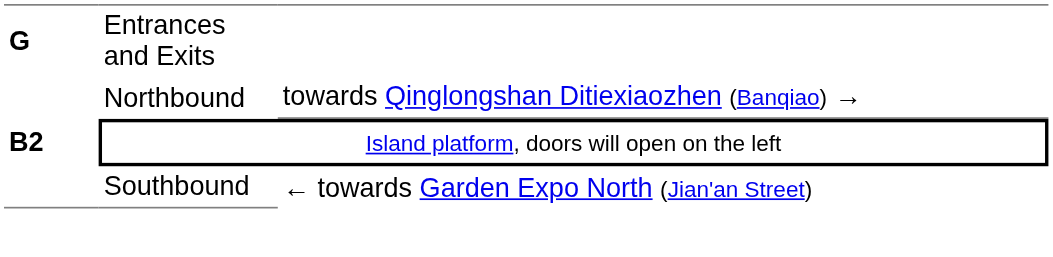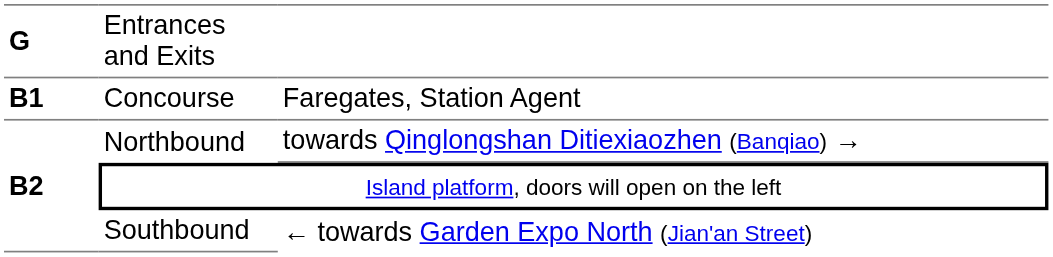+ row: (169, 98)
